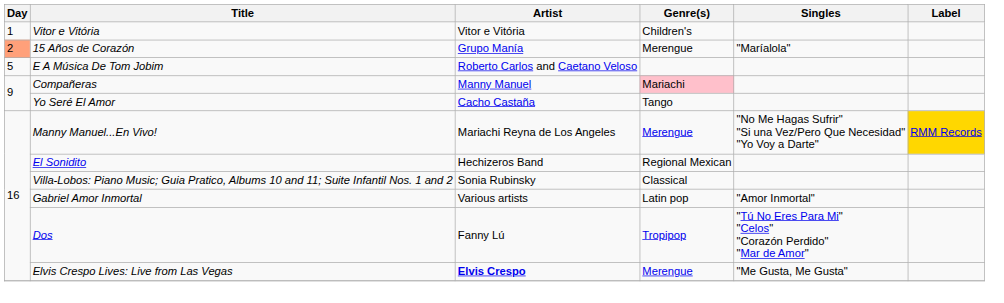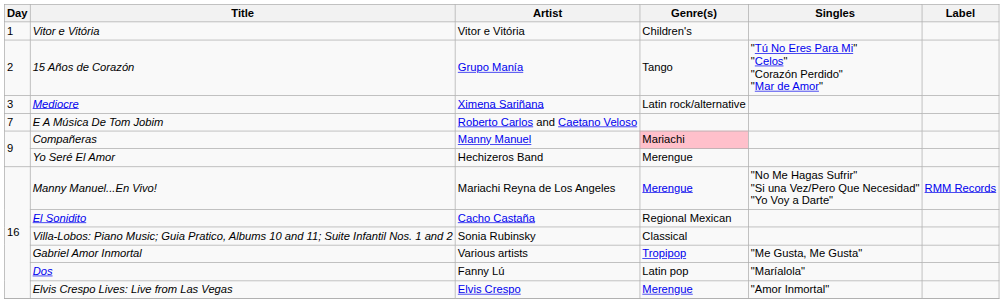(10, 48) lightsalmon background -> (10, 67) no background
(668, 48) Merengue -> (658, 67) Tango
(764, 48) "Maríalola" -> (804, 67) "Tú No Eres Para Mi" "Celos" "Corazón Perdido" "Mar de Amor"
+ row: (56, 104)
(10, 66) 5 -> (10, 122) 7
(496, 102) Cacho Castaña -> (500, 157) Hechizeros Band
(658, 102) Tango -> (668, 157) Merengue
(946, 132) gold background -> (960, 188) no background
(500, 162) Hechizeros Band -> (496, 218) Cacho Castaña
(665, 198) Latin pop -> (664, 254) Tropipop
(776, 198) "Amor Inmortal" -> (806, 254) "Me Gusta, Me Gusta"
(664, 235) Tropipop -> (665, 271) Latin pop
(790, 235) "Tú No Eres Para Mi" "Celos" "Corazón Perdido" "Mar de Amor" -> (778, 271) "Maríalola"
(492, 271) bold -> (489, 289) normal
(792, 271) "Me Gusta, Me Gusta" -> (790, 289) "Amor Inmortal"
